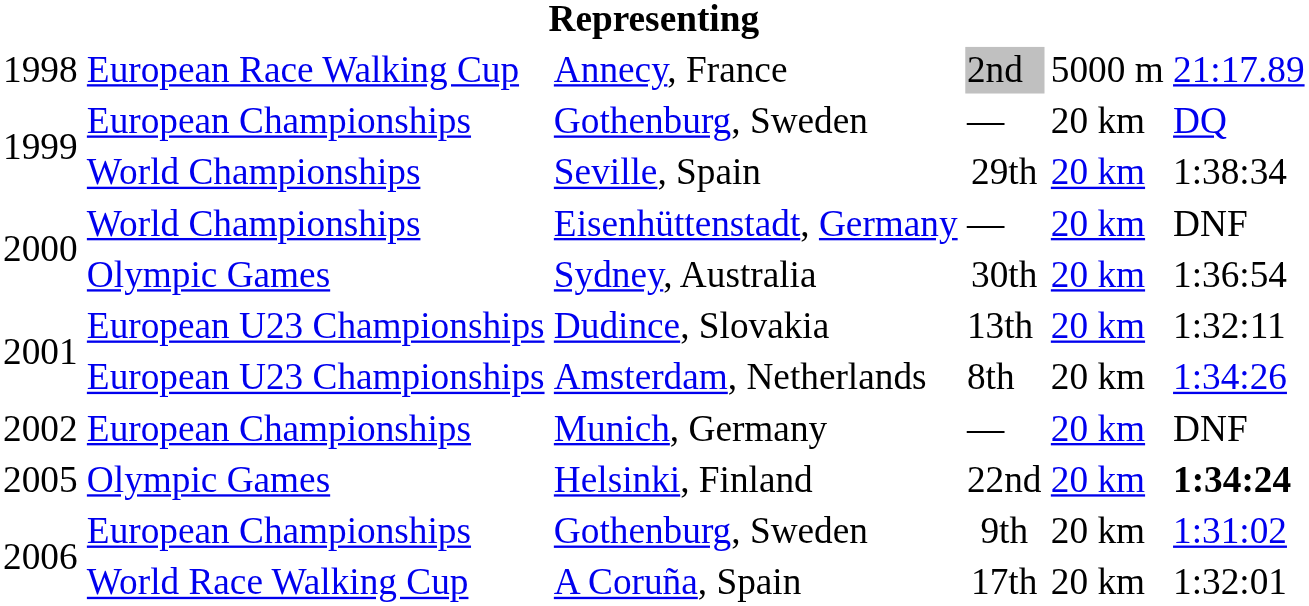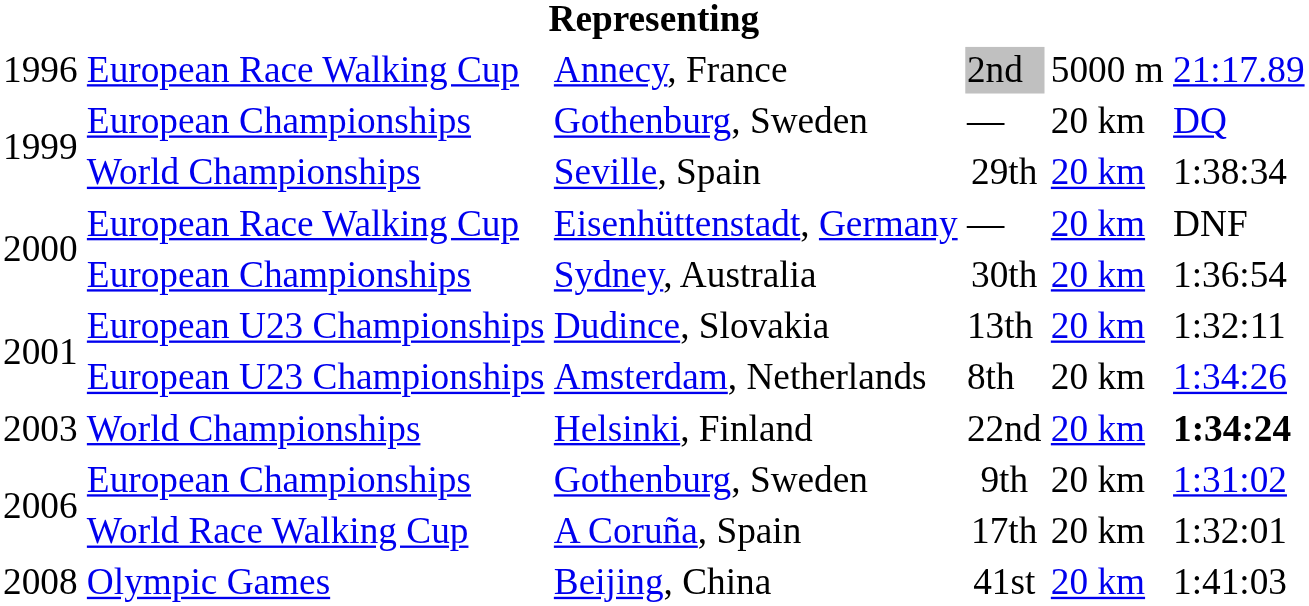(40, 69) 1998 -> (40, 69) 1996
(254, 223) World Championships -> (303, 223) European Race Walking Cup
(209, 274) Olympic Games -> (279, 274) European Championships
- row: (691, 428)
(40, 479) 2005 -> (40, 428) 2003
(209, 479) Olympic Games -> (254, 428) World Championships
+ row: (663, 582)
